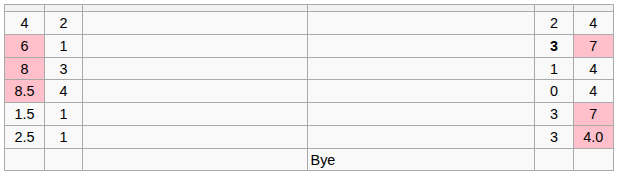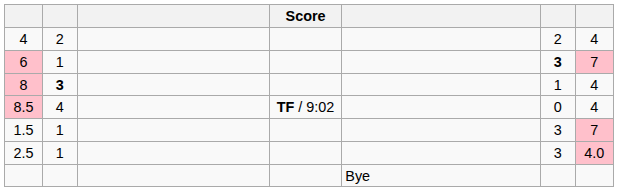+ column: (306, 16)
(63, 69) normal -> (60, 85) bold
